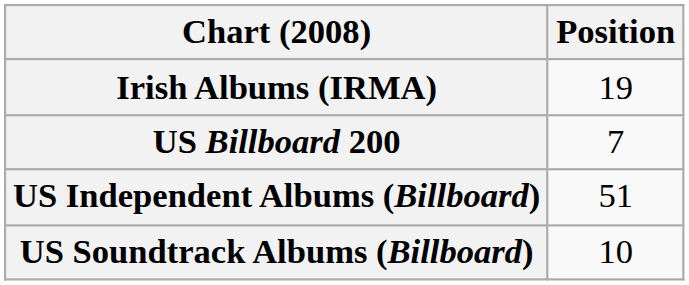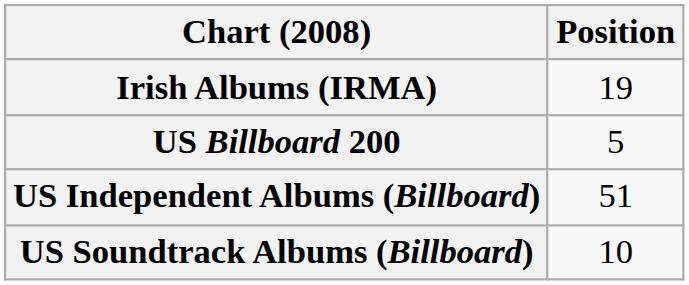(616, 141) 7 -> (616, 141) 5
